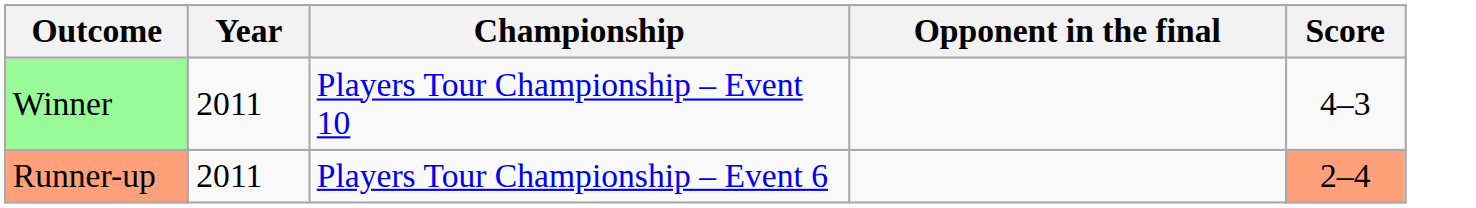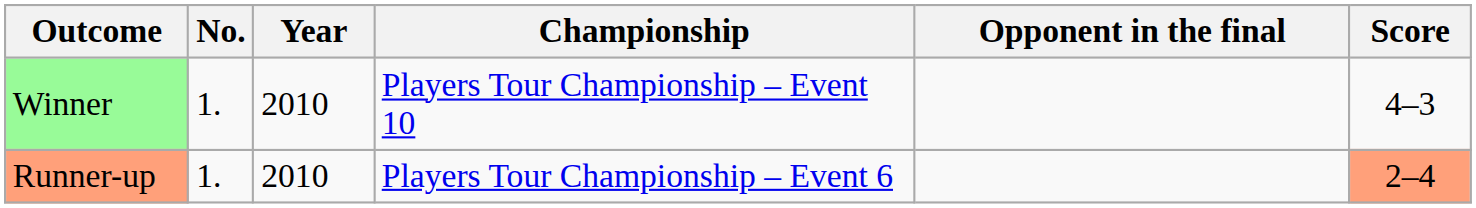+ column: (221, 31)
(229, 103) 2011 -> (295, 103) 2010
(229, 175) 2011 -> (295, 175) 2010
